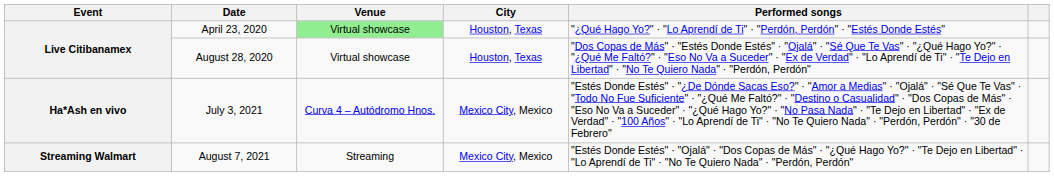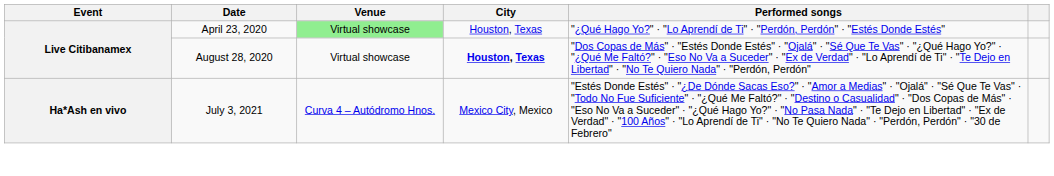(506, 58) normal -> (506, 58) bold
- row: (234, 157)
